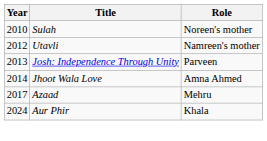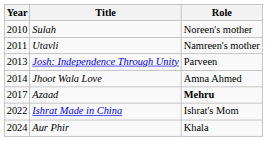(17, 45) 2012 -> (17, 45) 2011
(198, 95) normal -> (199, 95) bold
+ row: (77, 111)
